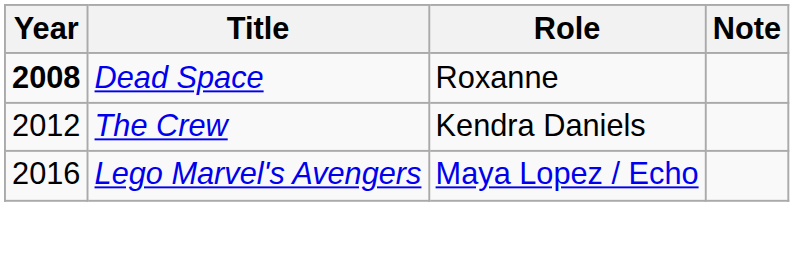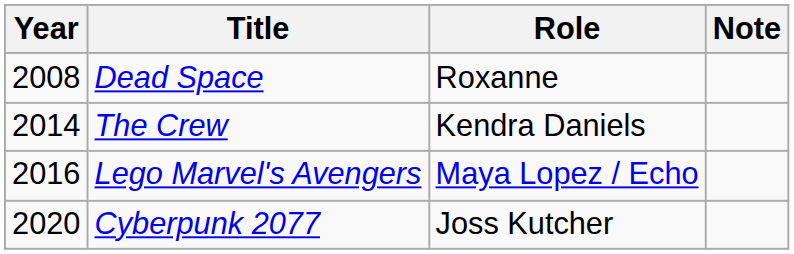(46, 77) bold -> (46, 77) normal
(46, 126) 2012 -> (46, 126) 2014
+ row: (207, 223)
